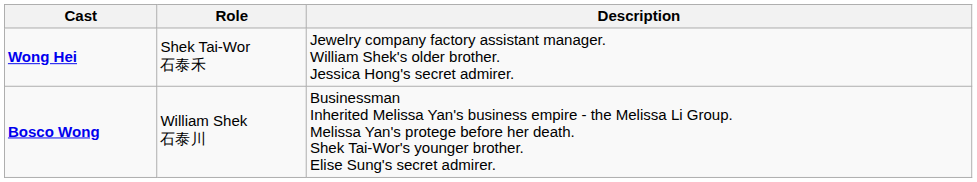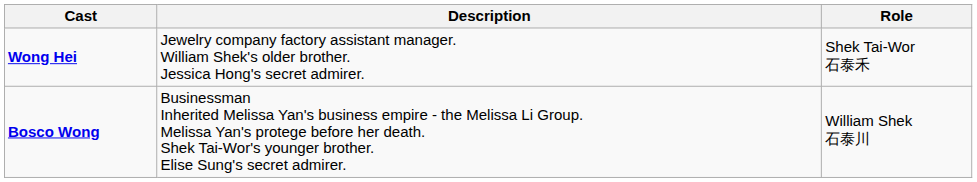columns swapped: (232, 16) <-> (639, 16)
